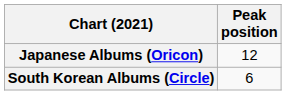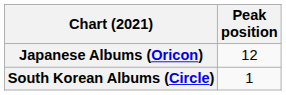(249, 78) 6 -> (249, 78) 1
